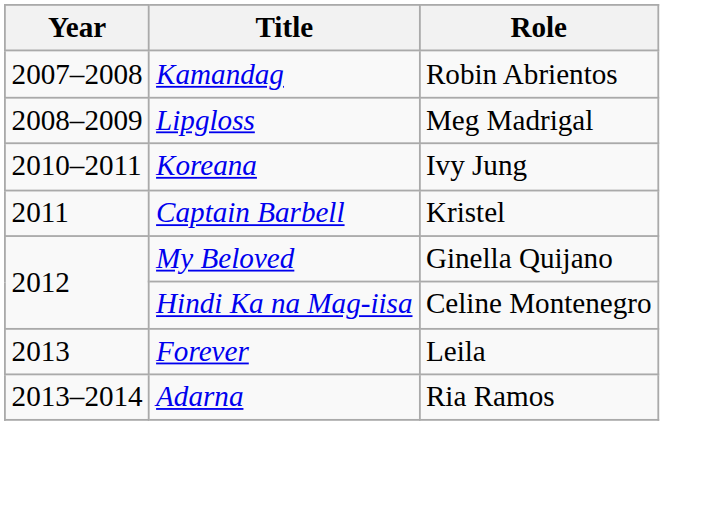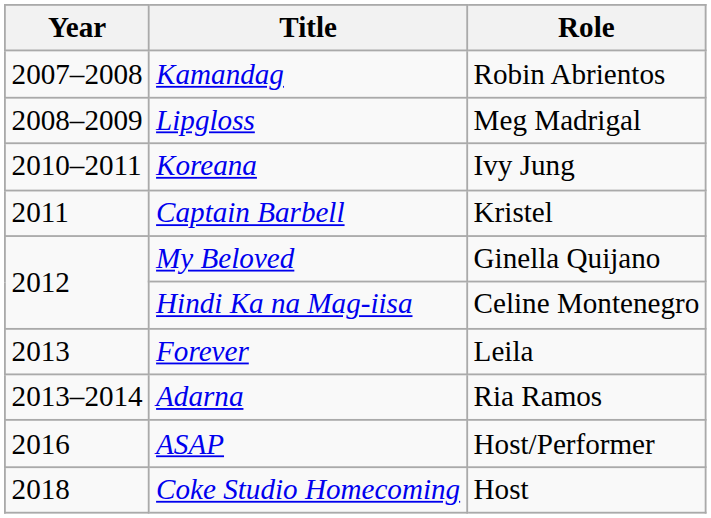+ row: (190, 443)
+ row: (308, 489)
